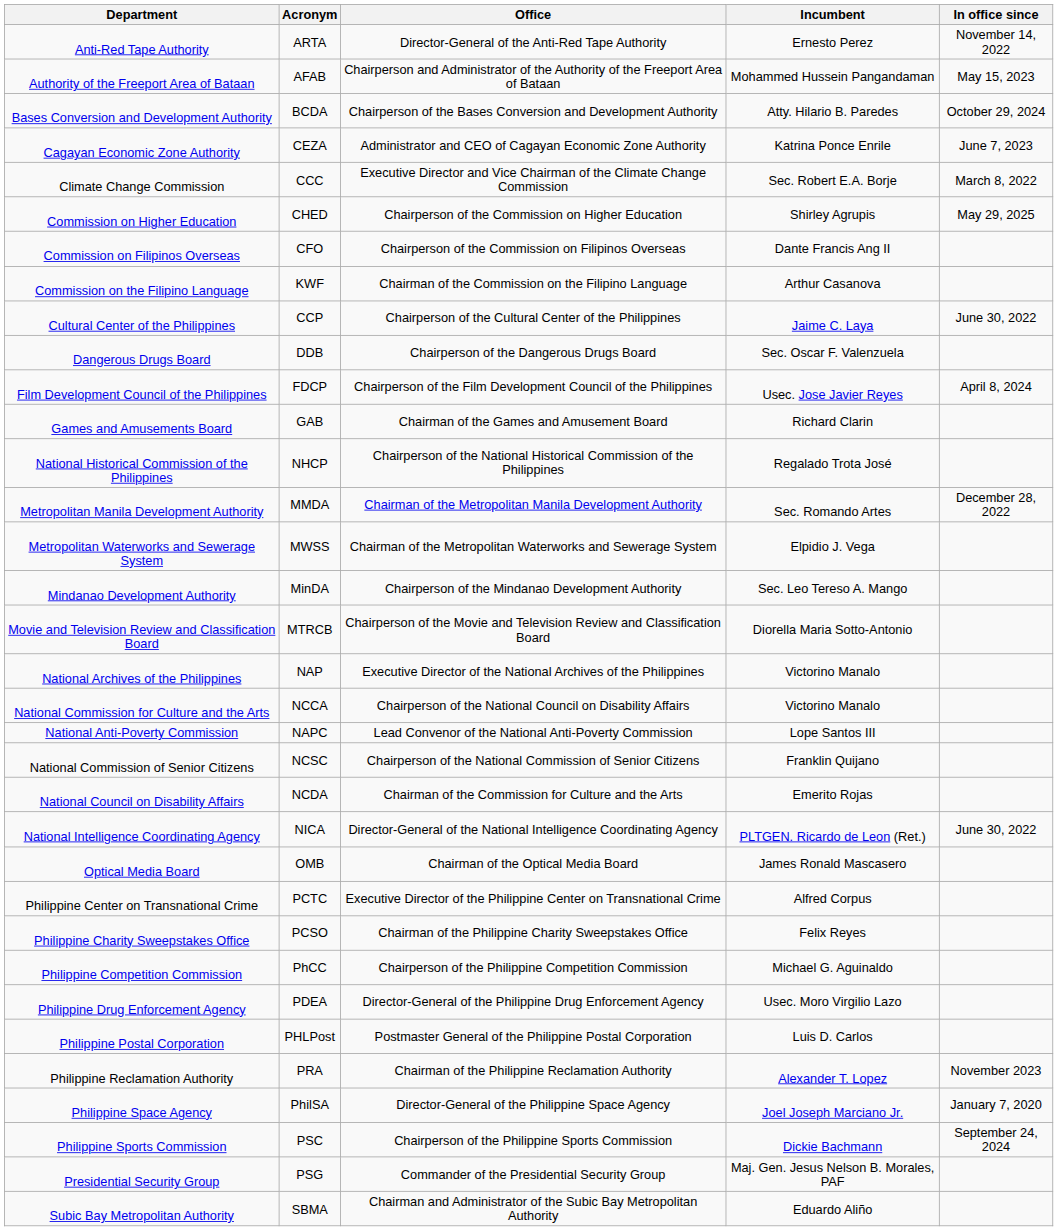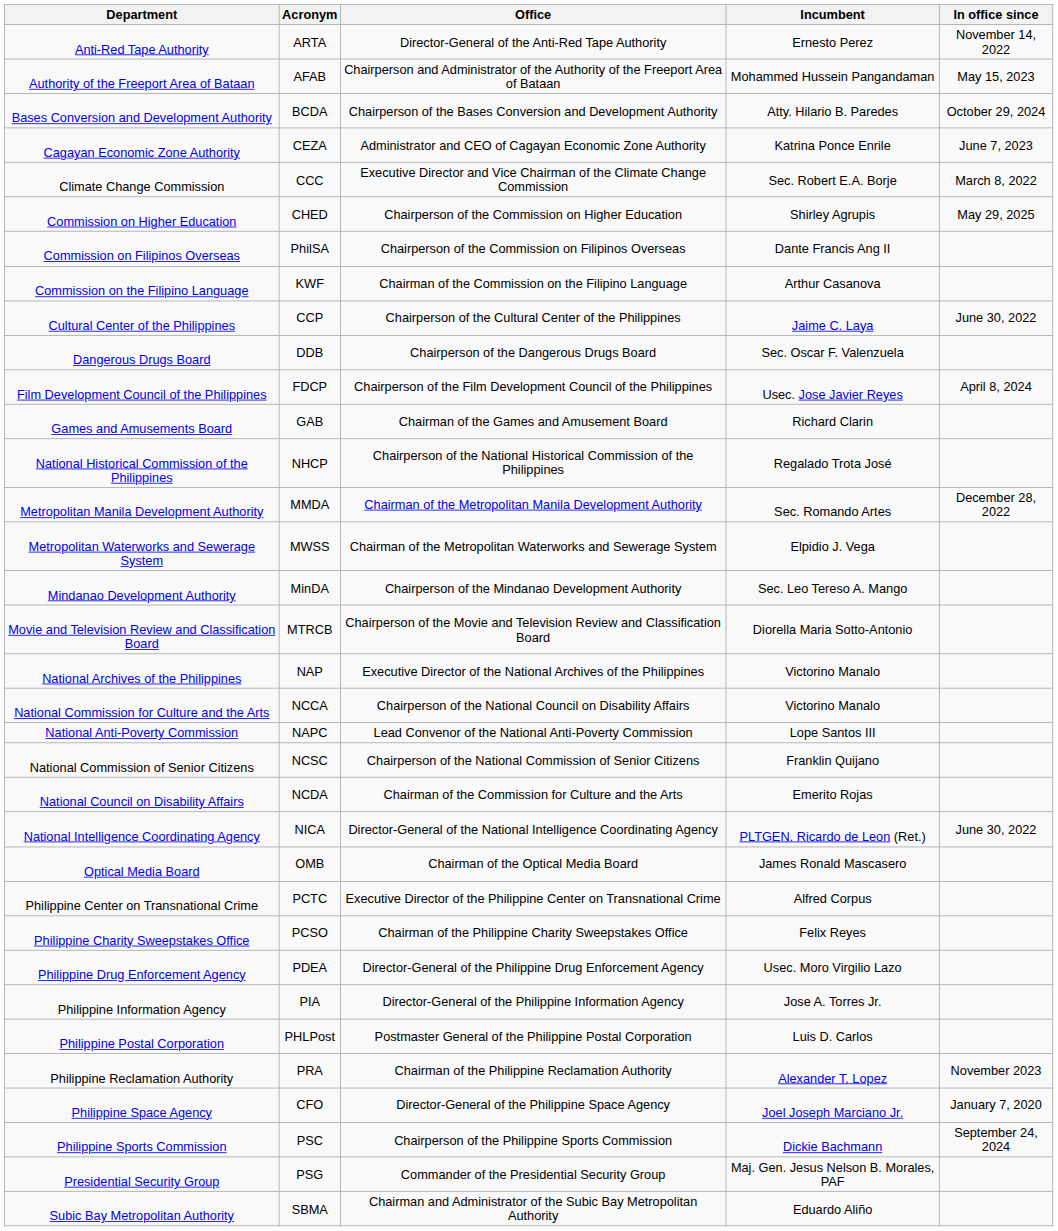(310, 249) CFO -> (310, 249) PhilSA
- row: (142, 975)
+ row: (142, 1009)
(310, 1105) PhilSA -> (310, 1105) CFO
